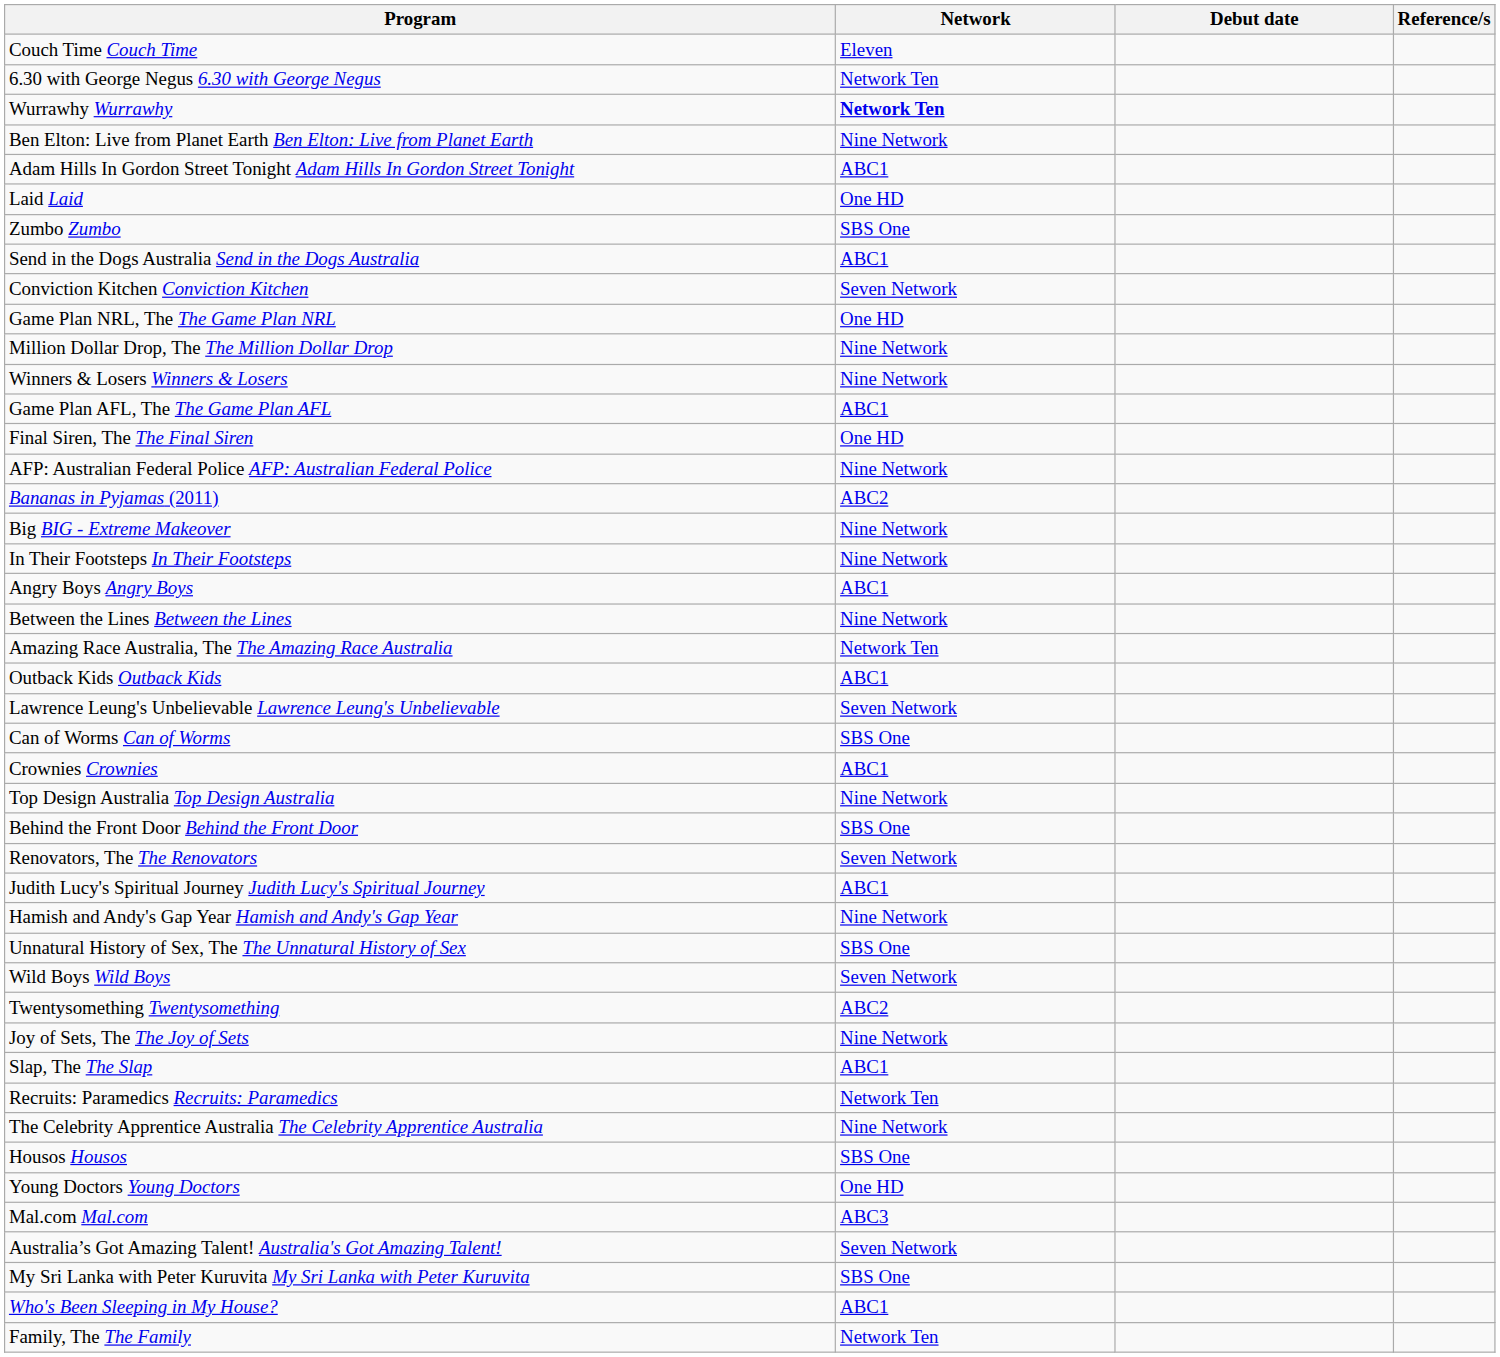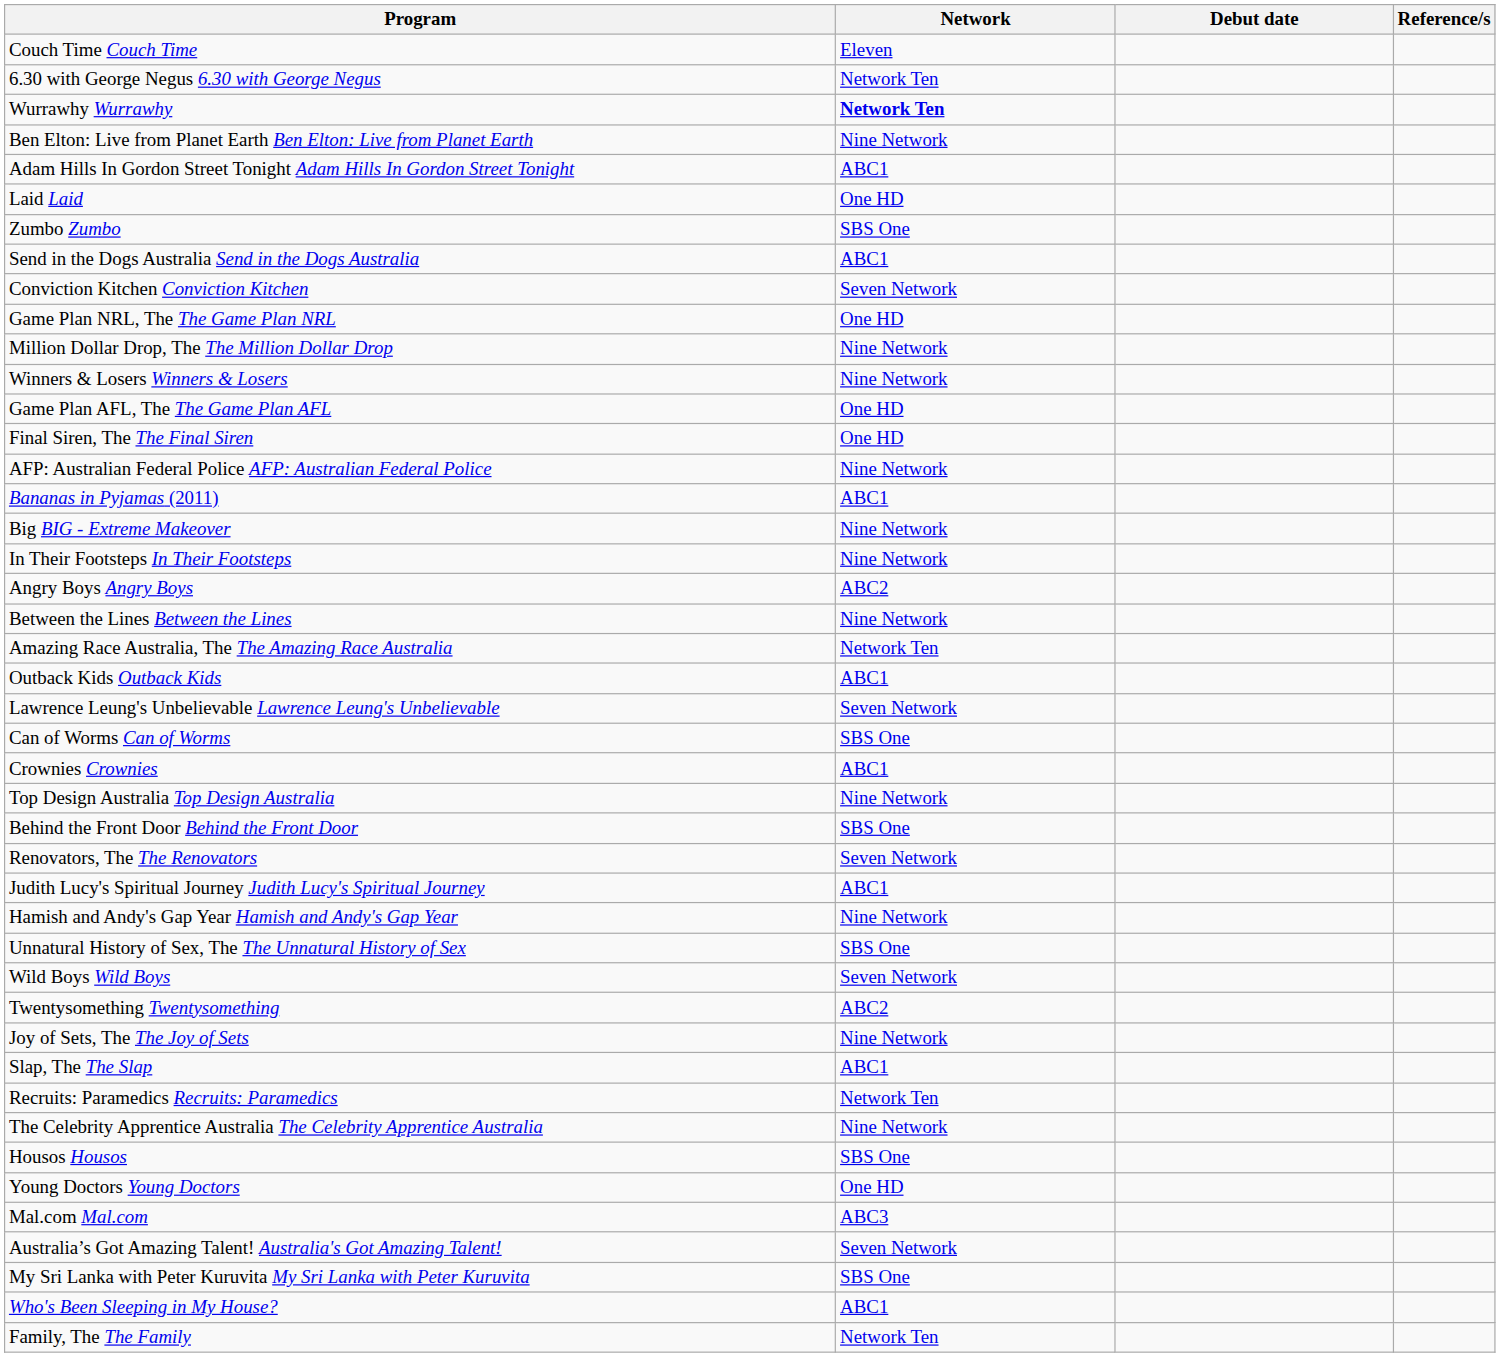(864, 408) ABC1 -> (872, 408) One HD
(864, 498) ABC2 -> (864, 498) ABC1
(864, 588) ABC1 -> (864, 588) ABC2
